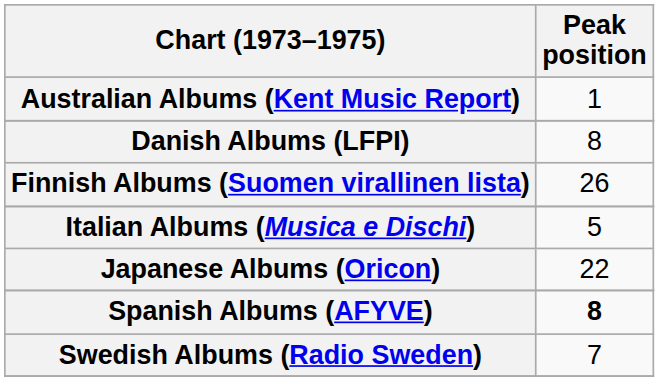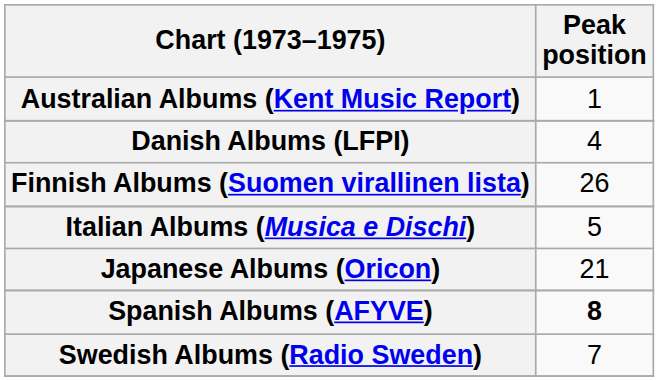(594, 141) 8 -> (594, 141) 4
(594, 269) 22 -> (594, 269) 21
